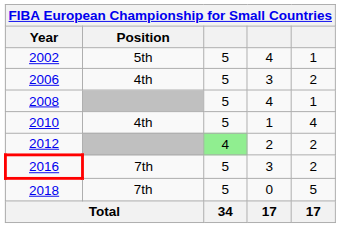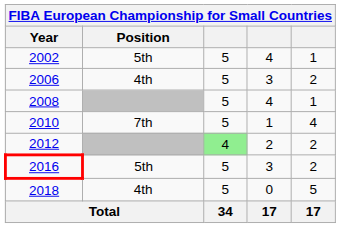(143, 122) 4th -> (143, 122) 7th
(144, 167) 7th -> (144, 167) 5th
(143, 190) 7th -> (143, 190) 4th
